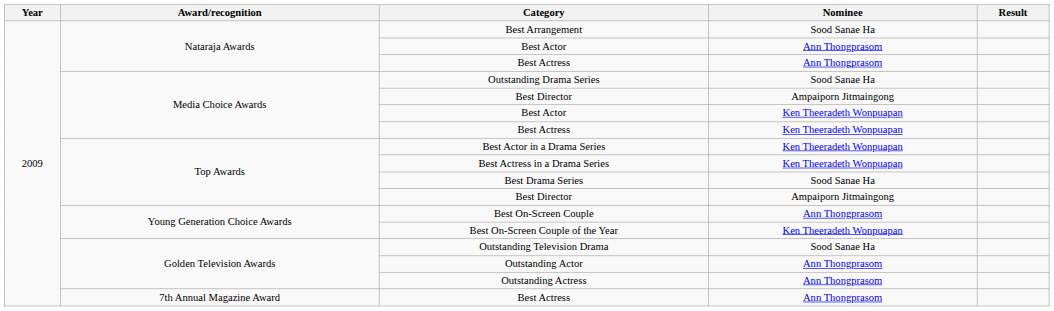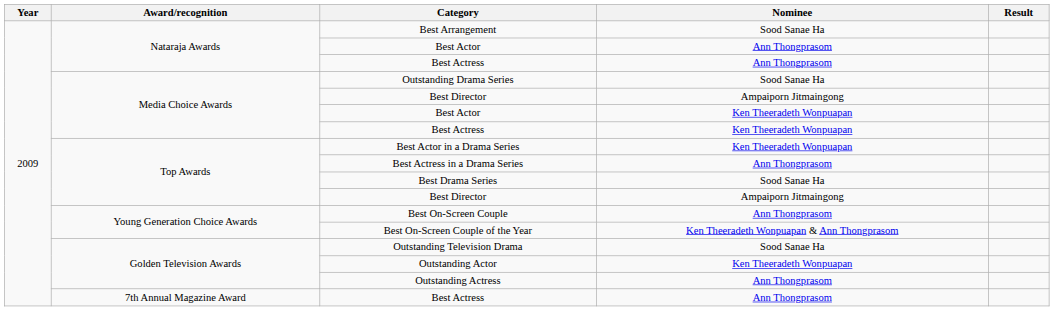(843, 163) Ken Theeradeth Wonpuapan -> (792, 163) Ann Thongprasom
(843, 230) Ken Theeradeth Wonpuapan -> (792, 230) Ken Theeradeth Wonpuapan & Ann Thongprasom
(843, 264) Ann Thongprasom -> (792, 264) Ken Theeradeth Wonpuapan
